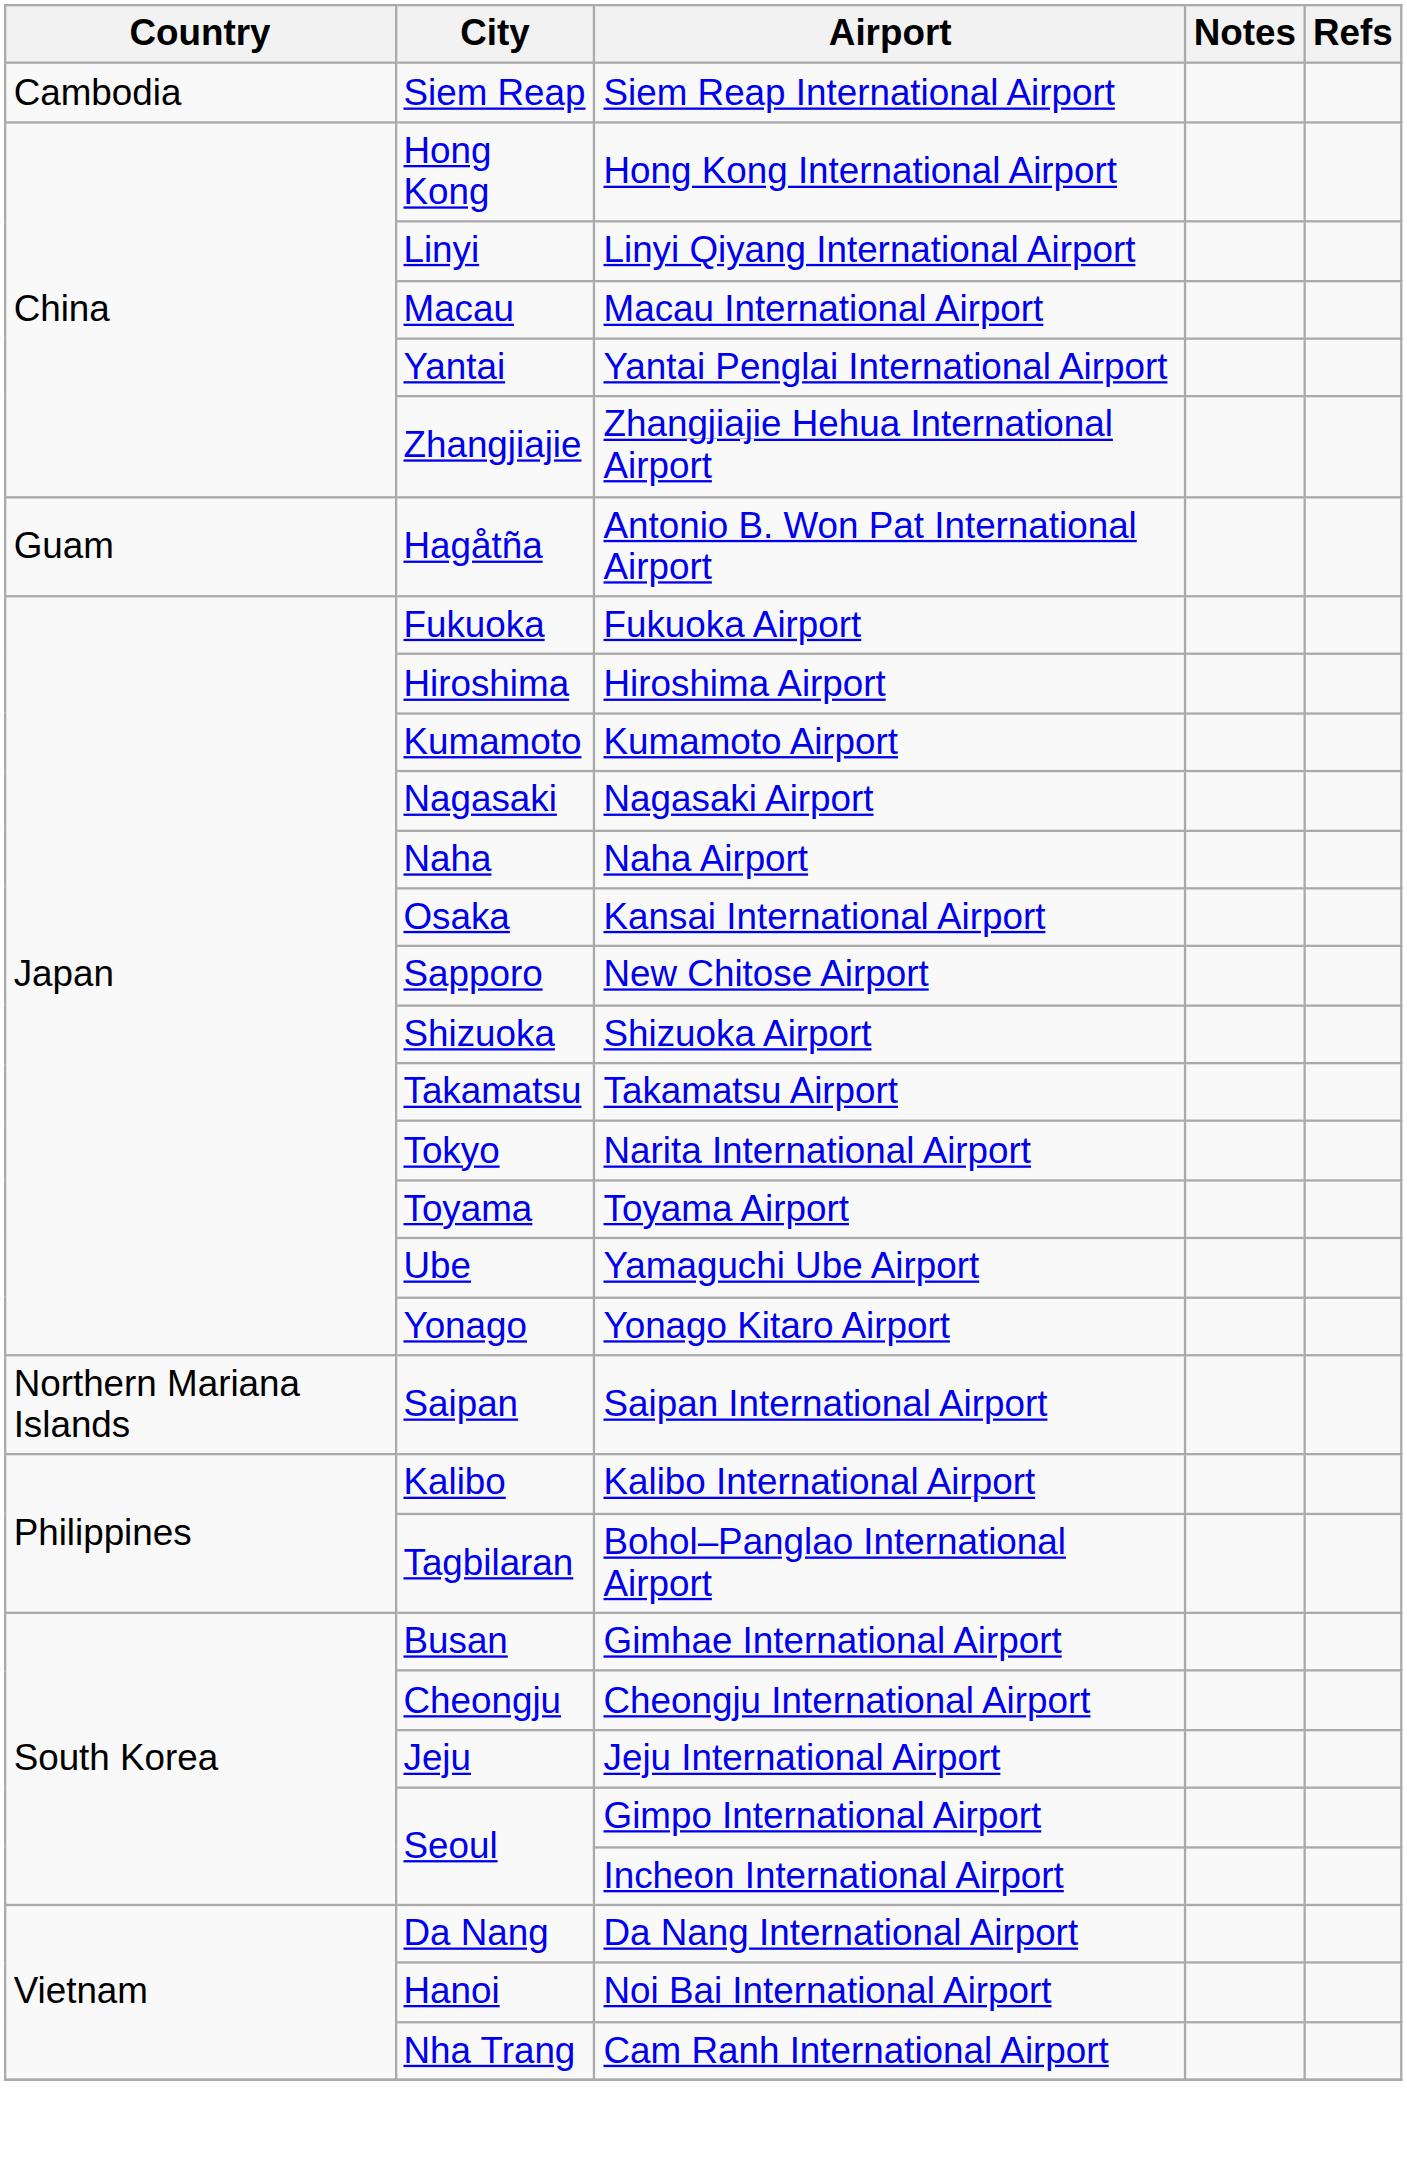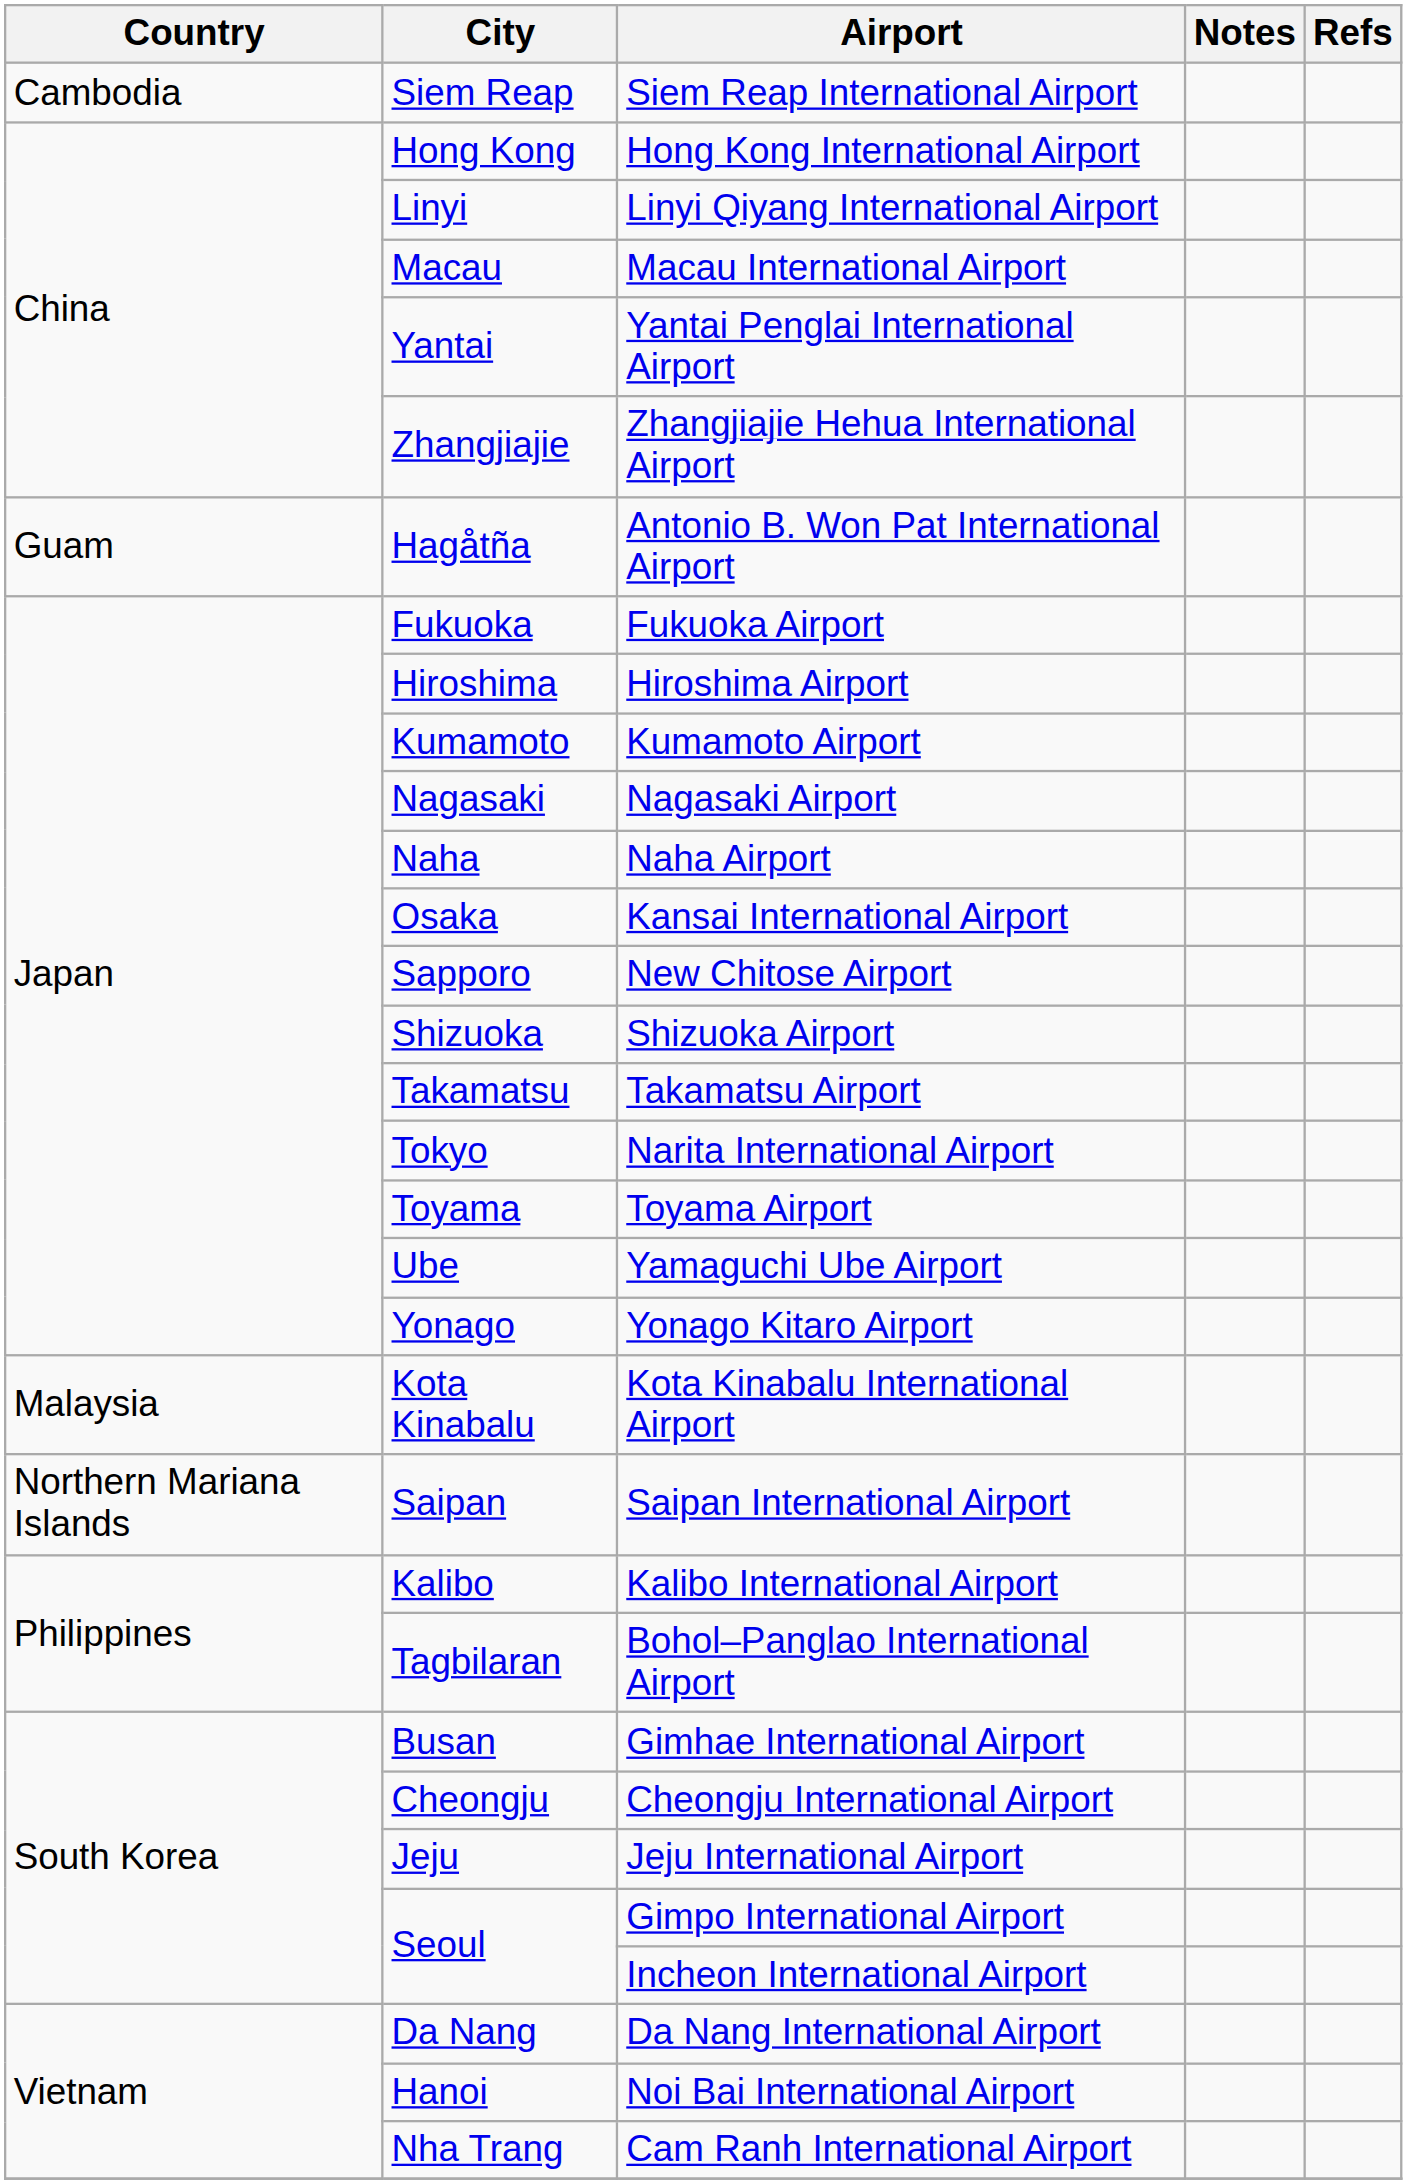+ row: (847, 1404)
